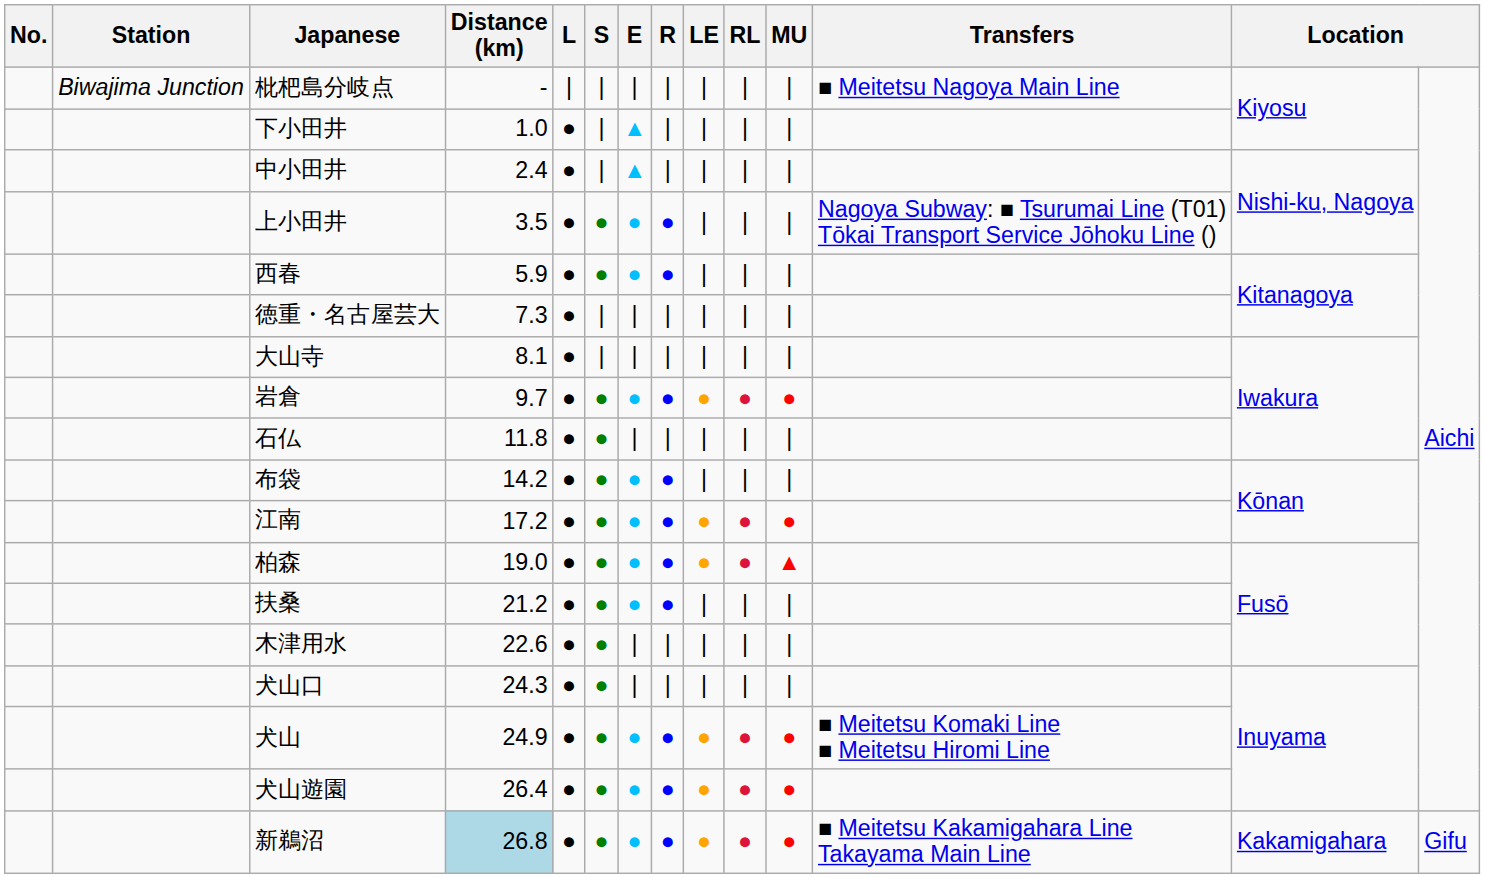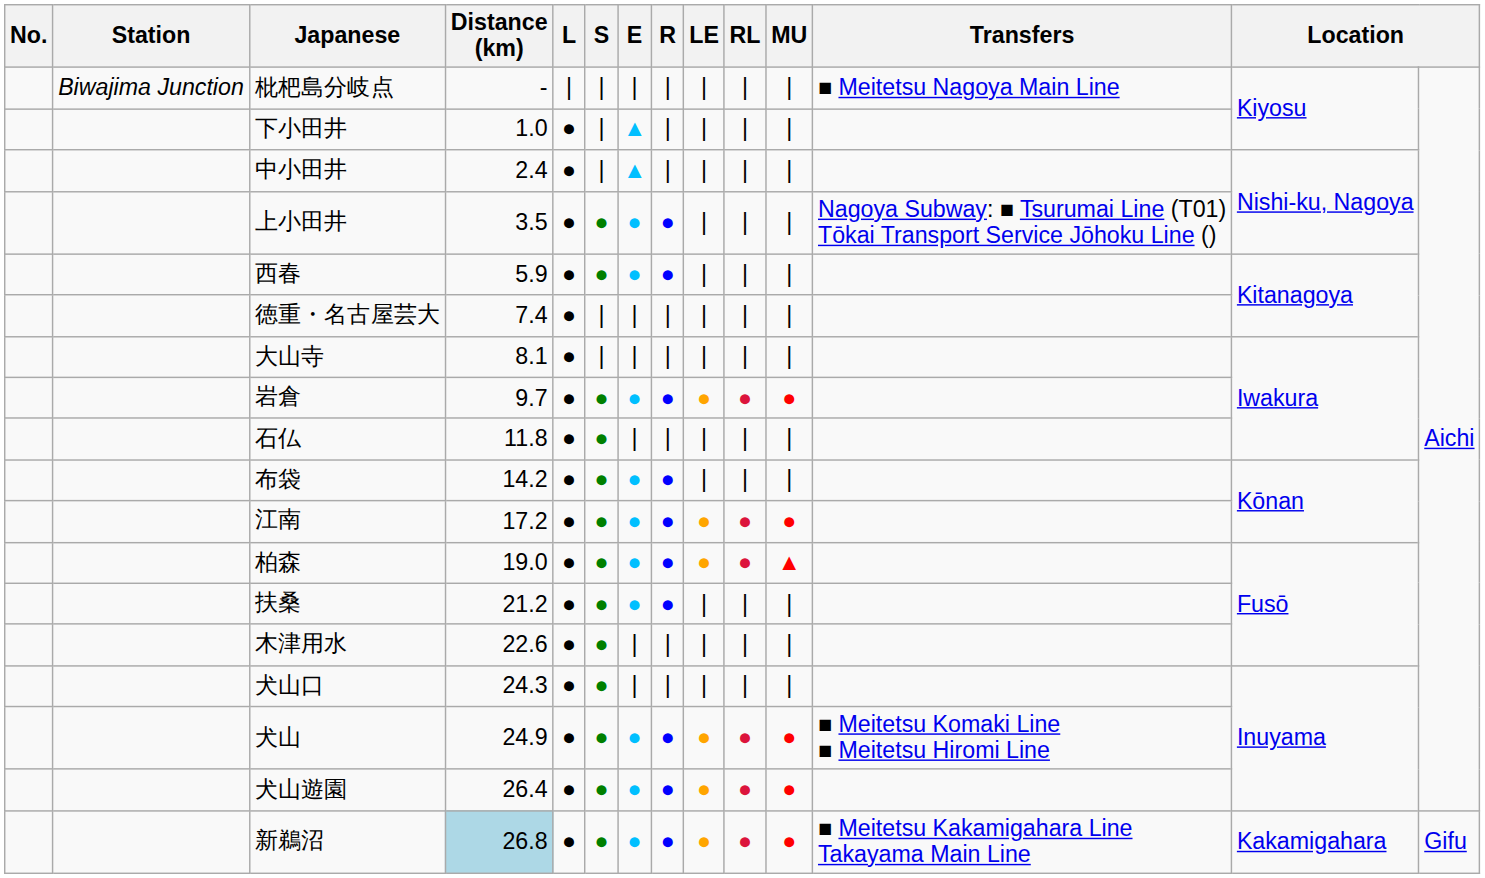(531, 315) 7.3 -> (531, 315) 7.4
